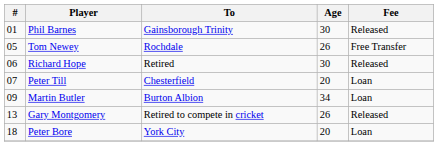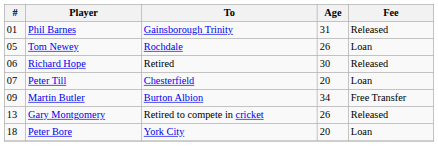(325, 30) 30 -> (325, 30) 31
(379, 47) Free Transfer -> (361, 47) Loan
(361, 98) Loan -> (379, 98) Free Transfer
